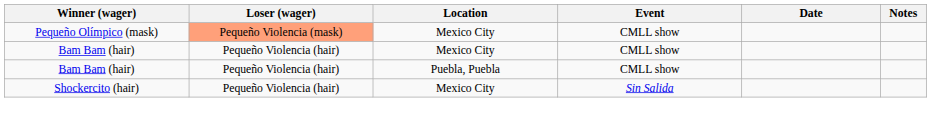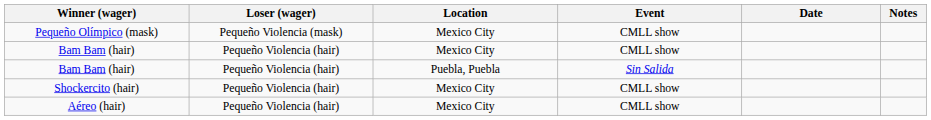(281, 32) lightsalmon background -> (281, 32) no background
(650, 69) CMLL show -> (650, 69) Sin Salida
(650, 87) Sin Salida -> (650, 87) CMLL show
+ row: (97, 106)
